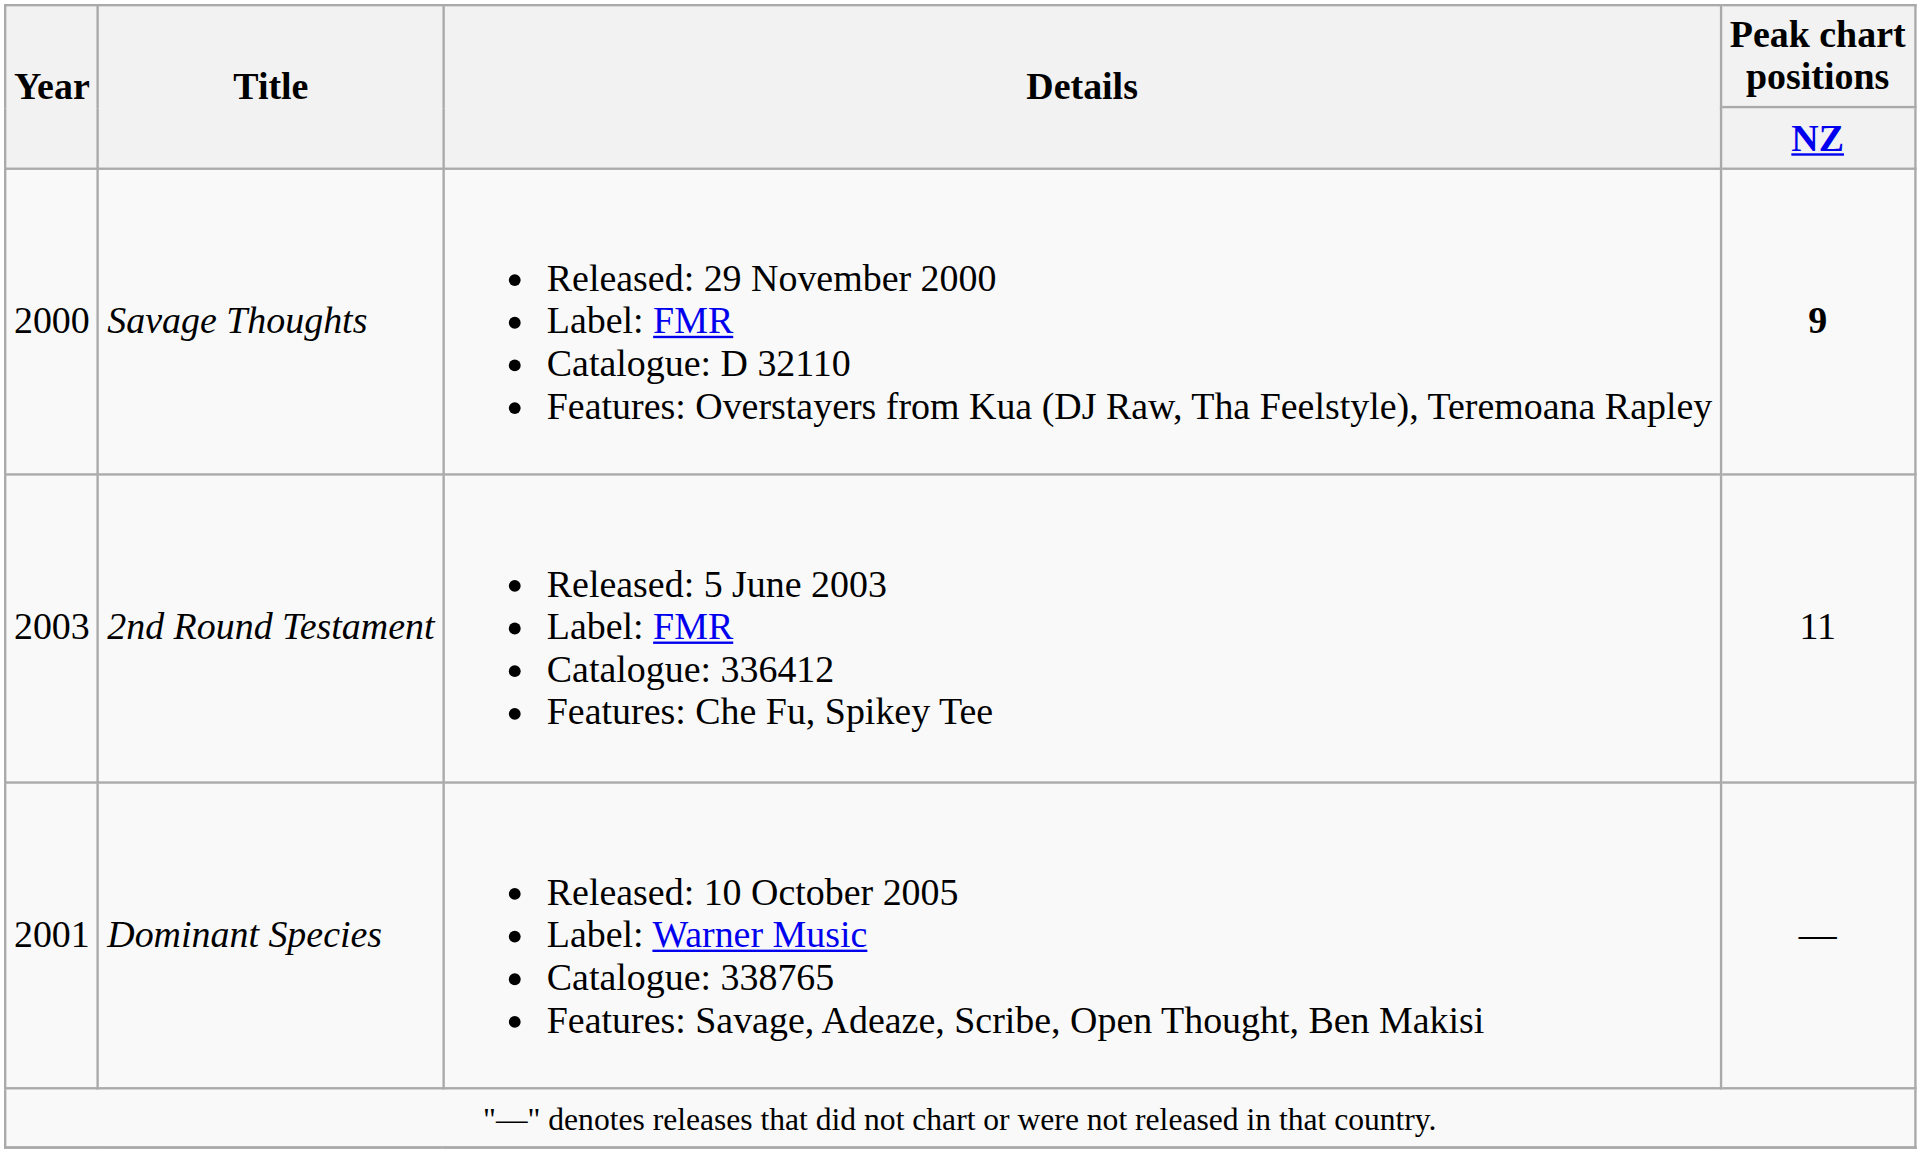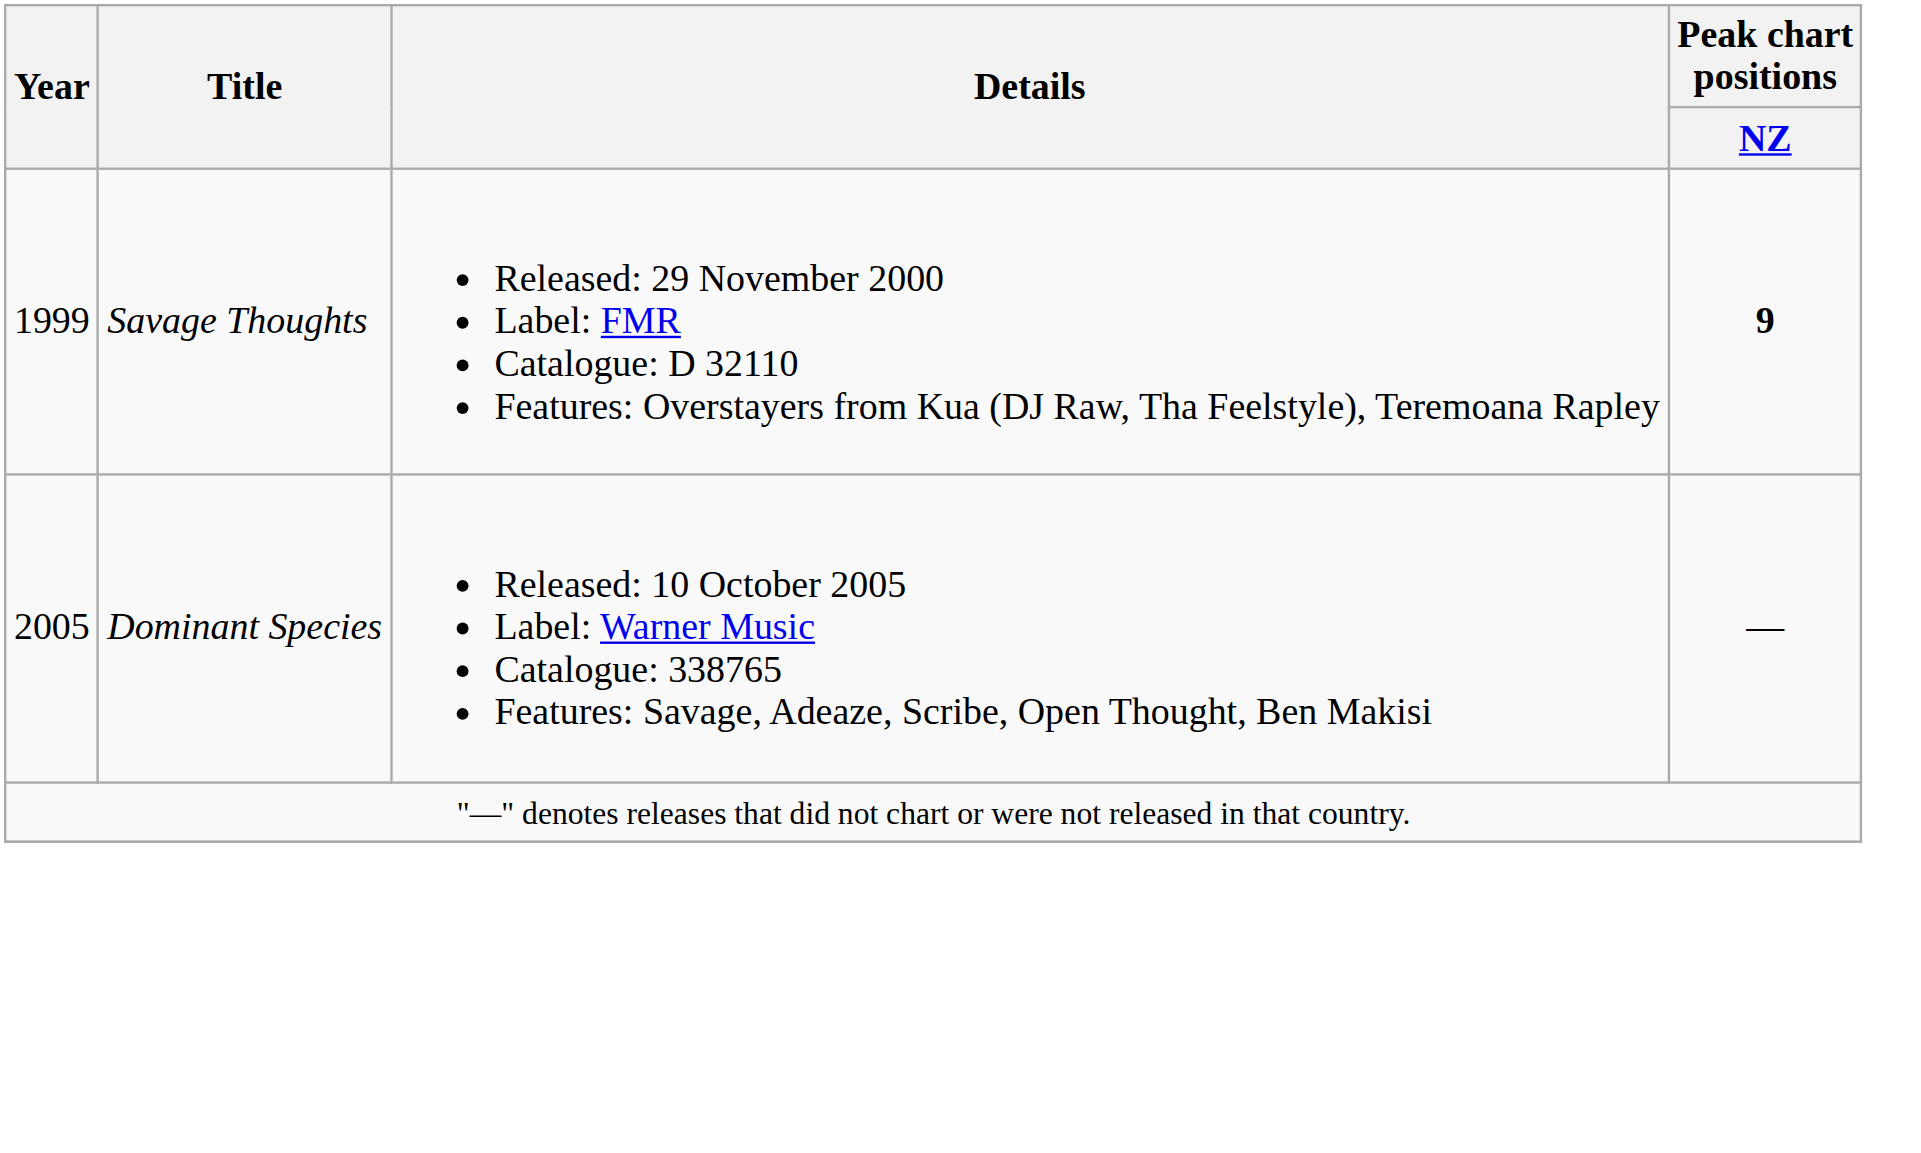(52, 320) 2000 -> (52, 320) 1999
- row: (271, 627)
(52, 933) 2001 -> (52, 627) 2005
